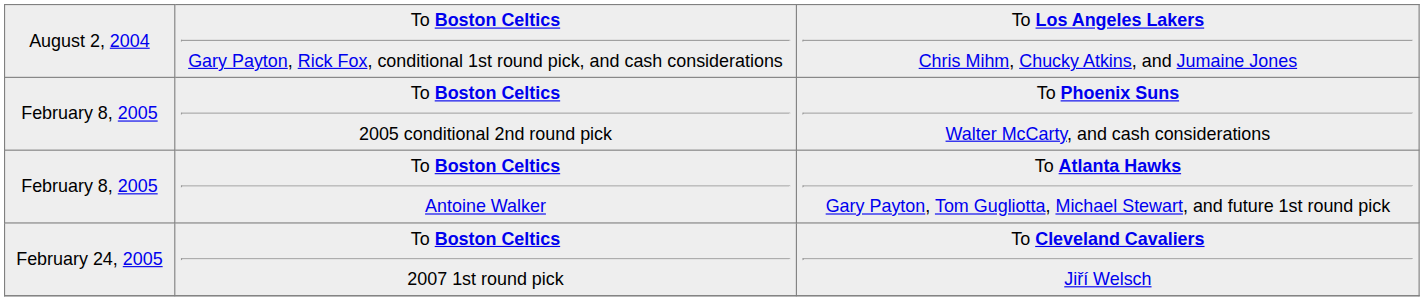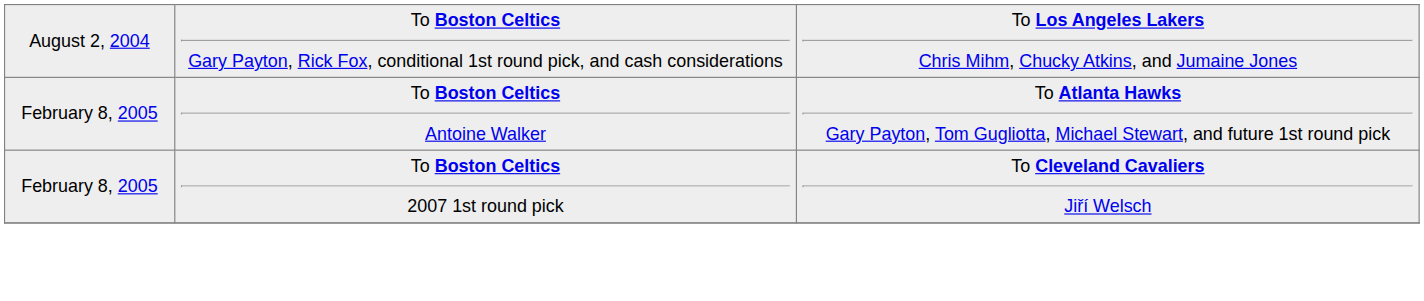- row: (485, 113)
(89, 259) February 24, 2005 -> (89, 186) February 8, 2005
